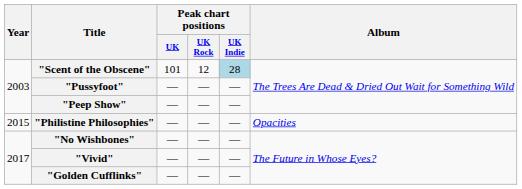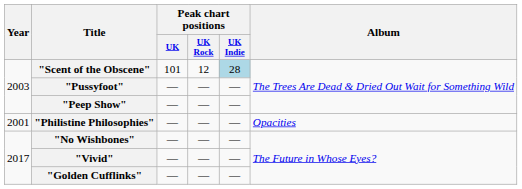(18, 122) 2015 -> (18, 122) 2001
